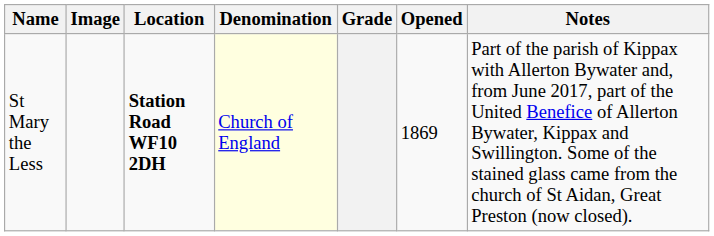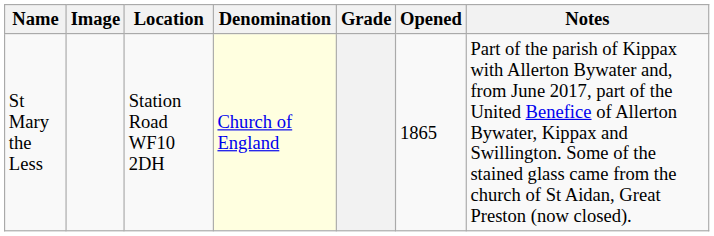(157, 132) bold -> (155, 132) normal
(419, 132) 1869 -> (419, 132) 1865
